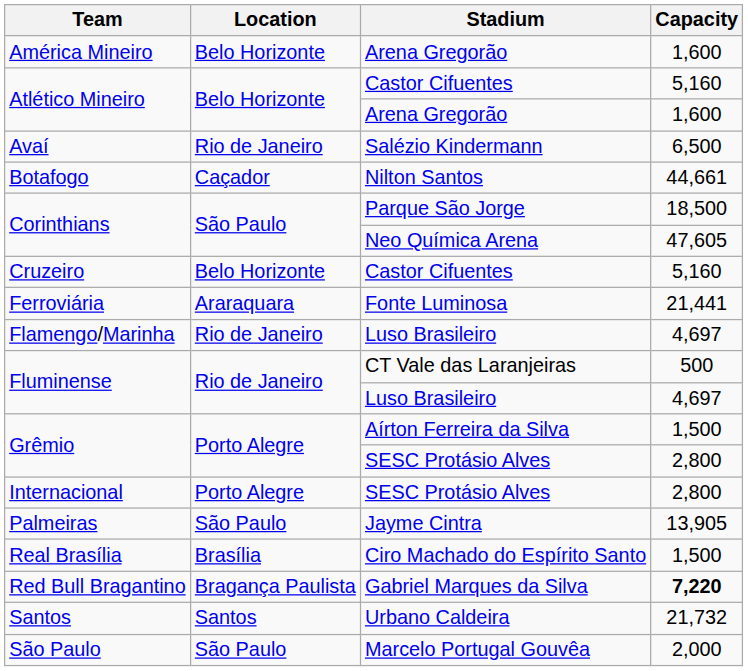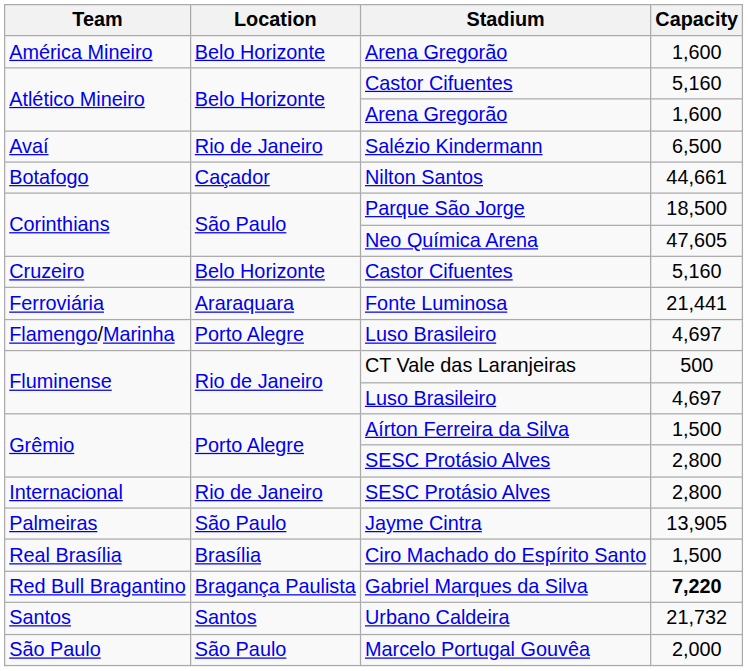(259, 334) Rio de Janeiro -> (249, 334) Porto Alegre
(249, 492) Porto Alegre -> (259, 492) Rio de Janeiro
